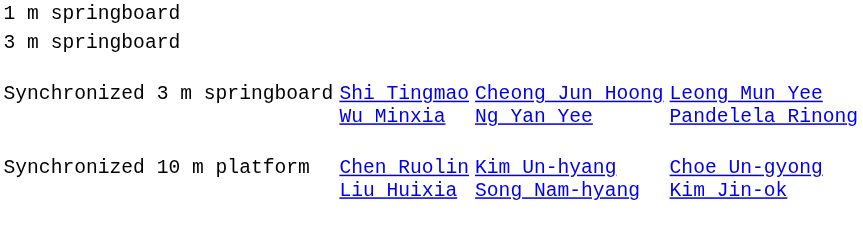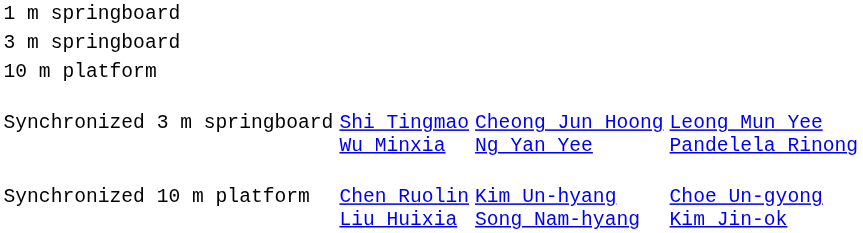+ row: (80, 71)
